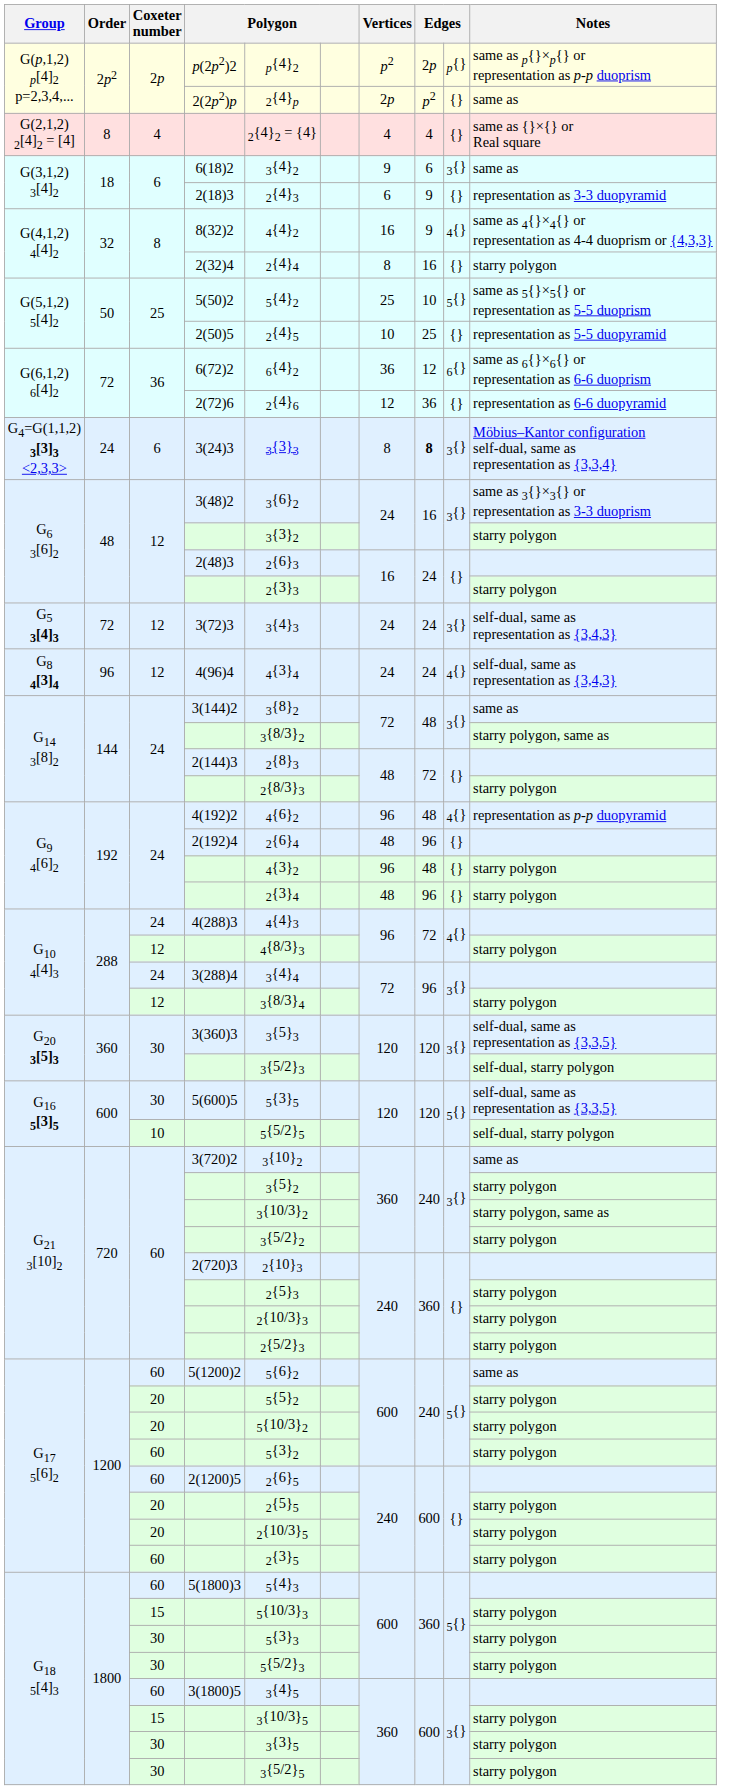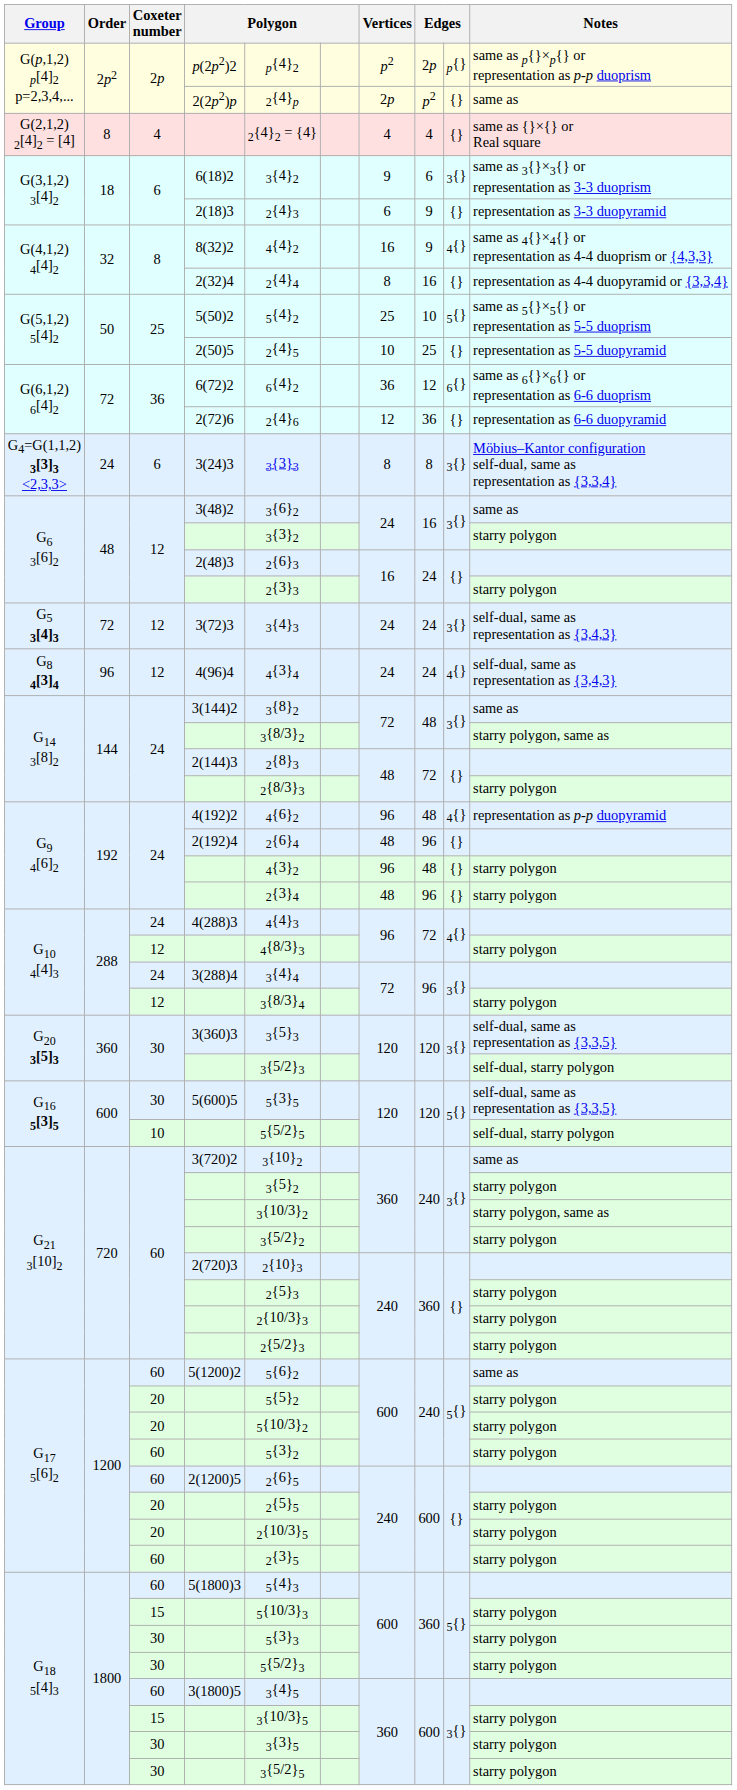(496, 169) same as -> (562, 177) same as 3{}×3{} or representation as 3-3 duoprism
(515, 265) starry polygon -> (601, 281) representation as 4-4 duopyramid or {3,3,4}
(429, 448) bold -> (429, 464) normal
(562, 501) same as 3{}×3{} or representation as 3-3 duoprism -> (496, 509) same as
